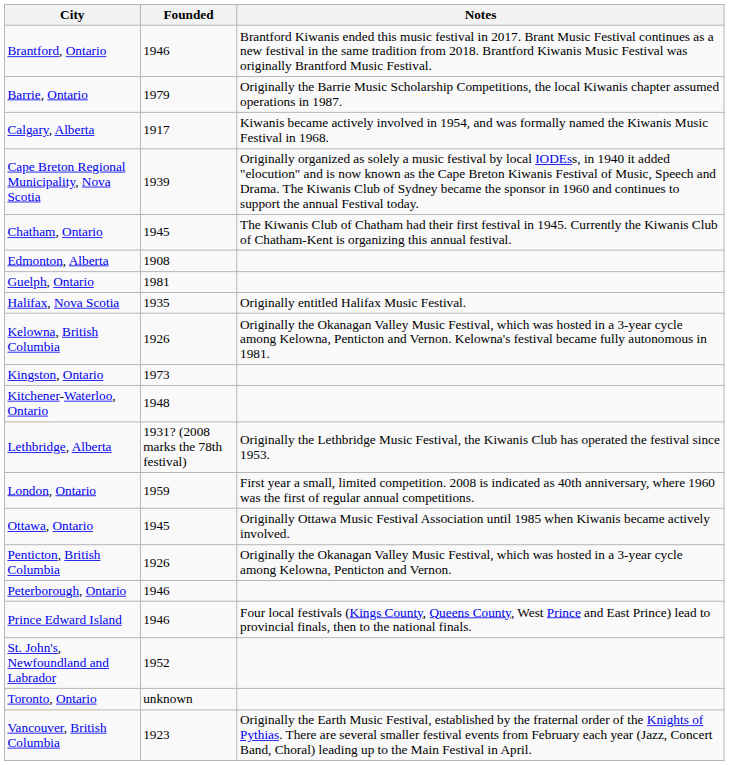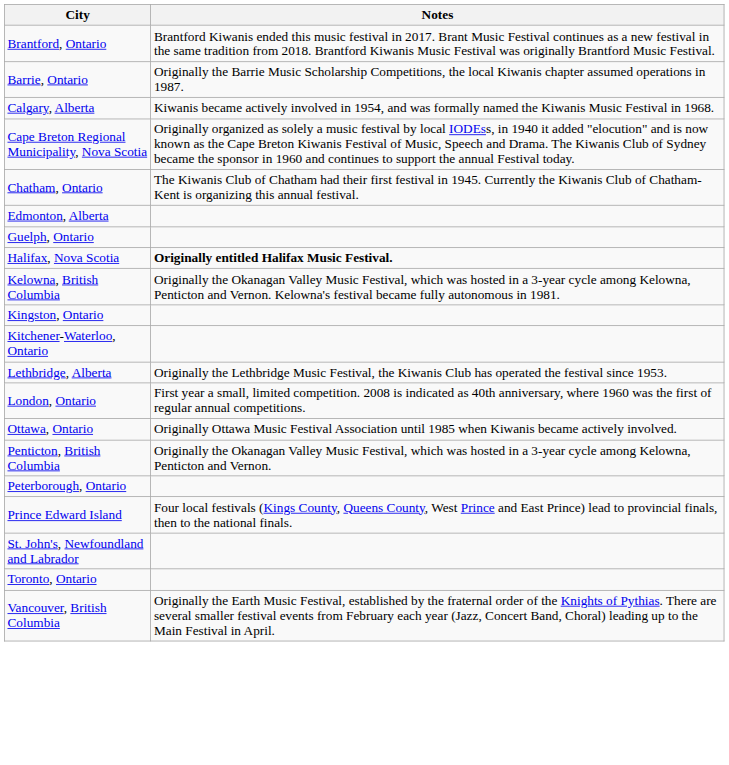- column: (189, 15)
(353, 303) normal -> (273, 258) bold
